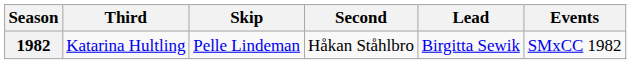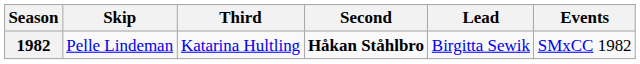columns swapped: (247, 17) <-> (126, 17)
(361, 44) normal -> (366, 44) bold
